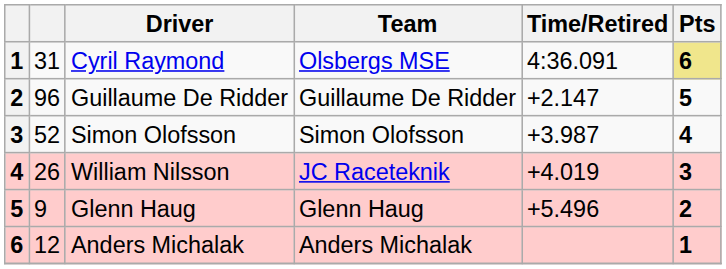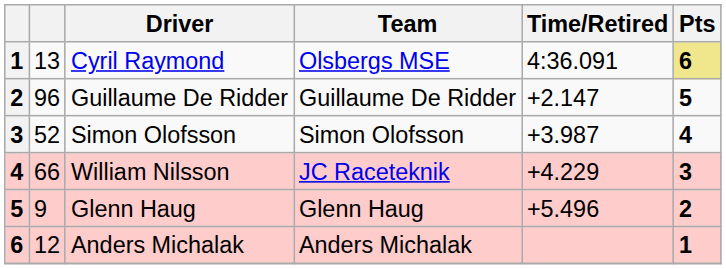(47, 61) 31 -> (47, 61) 13
(47, 172) 26 -> (47, 172) 66
(563, 172) +4.019 -> (563, 172) +4.229
